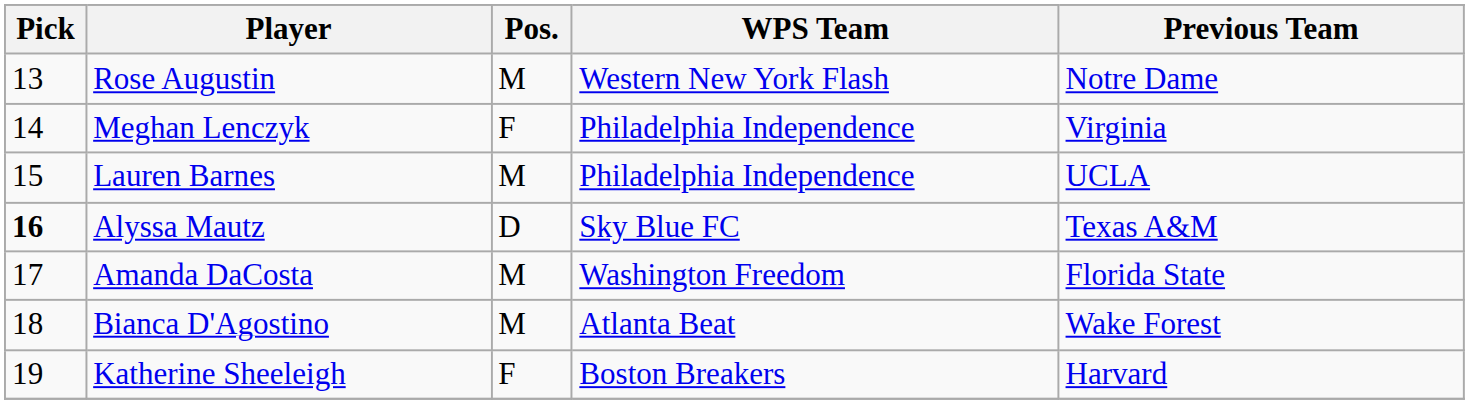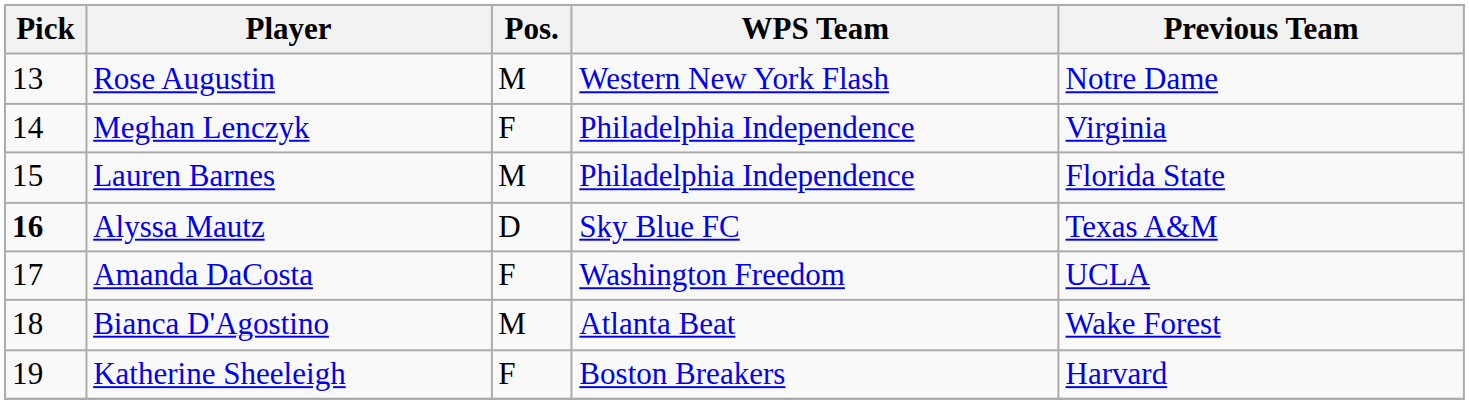(1108, 176) UCLA -> (1145, 176) Florida State
(512, 275) M -> (507, 275) F
(1145, 275) Florida State -> (1108, 275) UCLA
